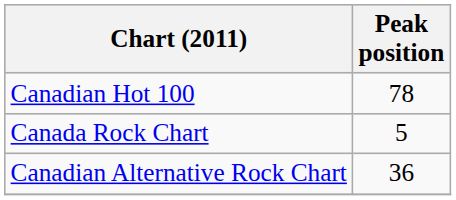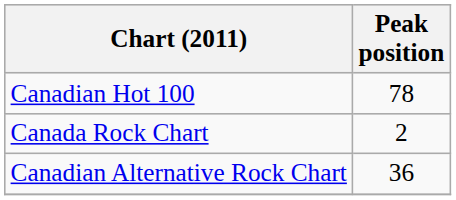(401, 133) 5 -> (401, 133) 2
